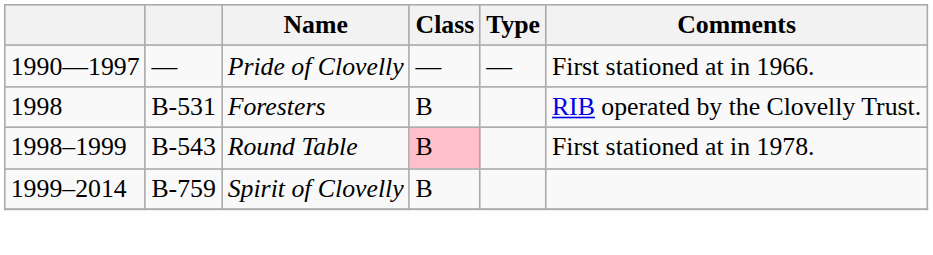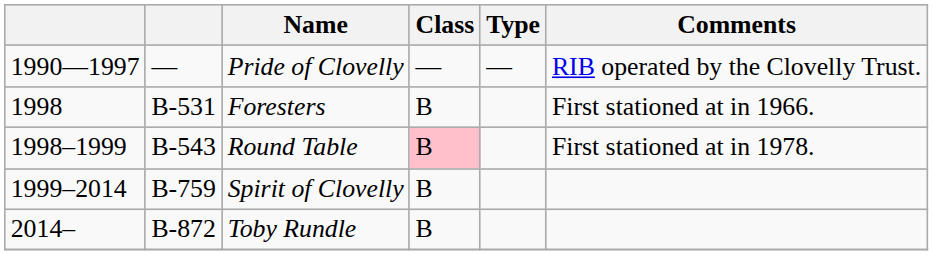(683, 65) First stationed at in 1966. -> (737, 65) RIB operated by the Clovelly Trust.
(737, 106) RIB operated by the Clovelly Trust. -> (683, 106) First stationed at in 1966.
+ row: (292, 229)
